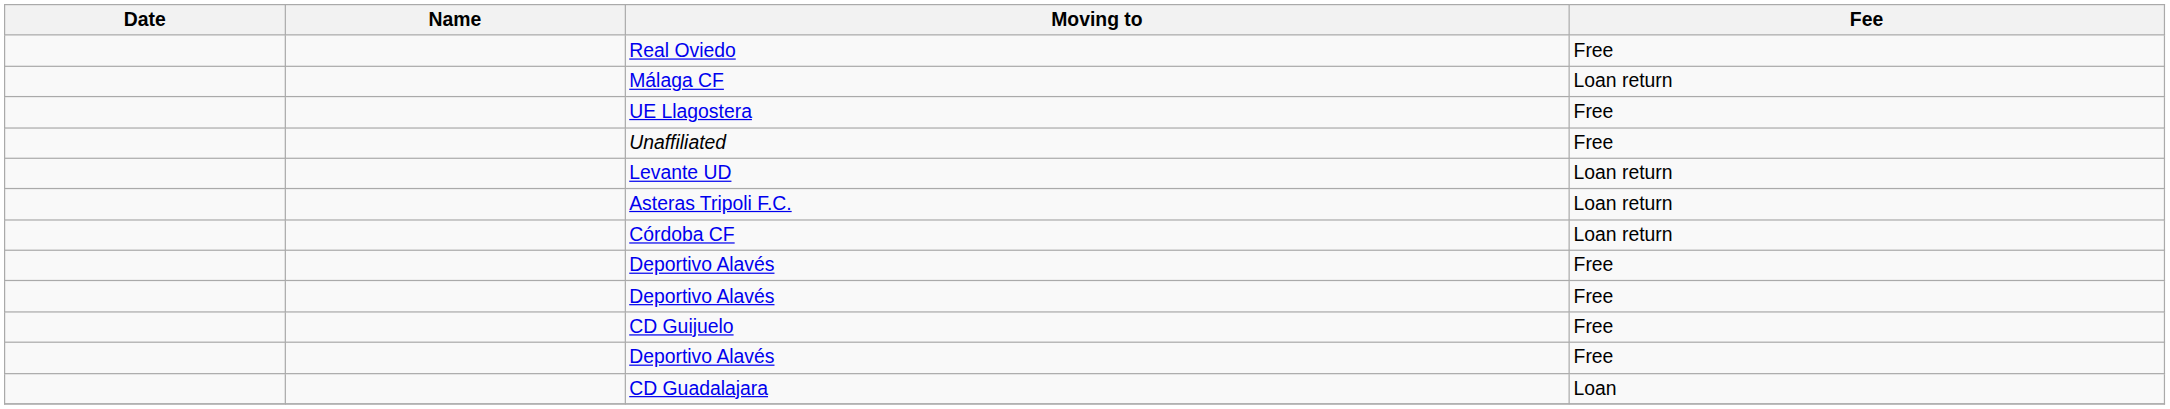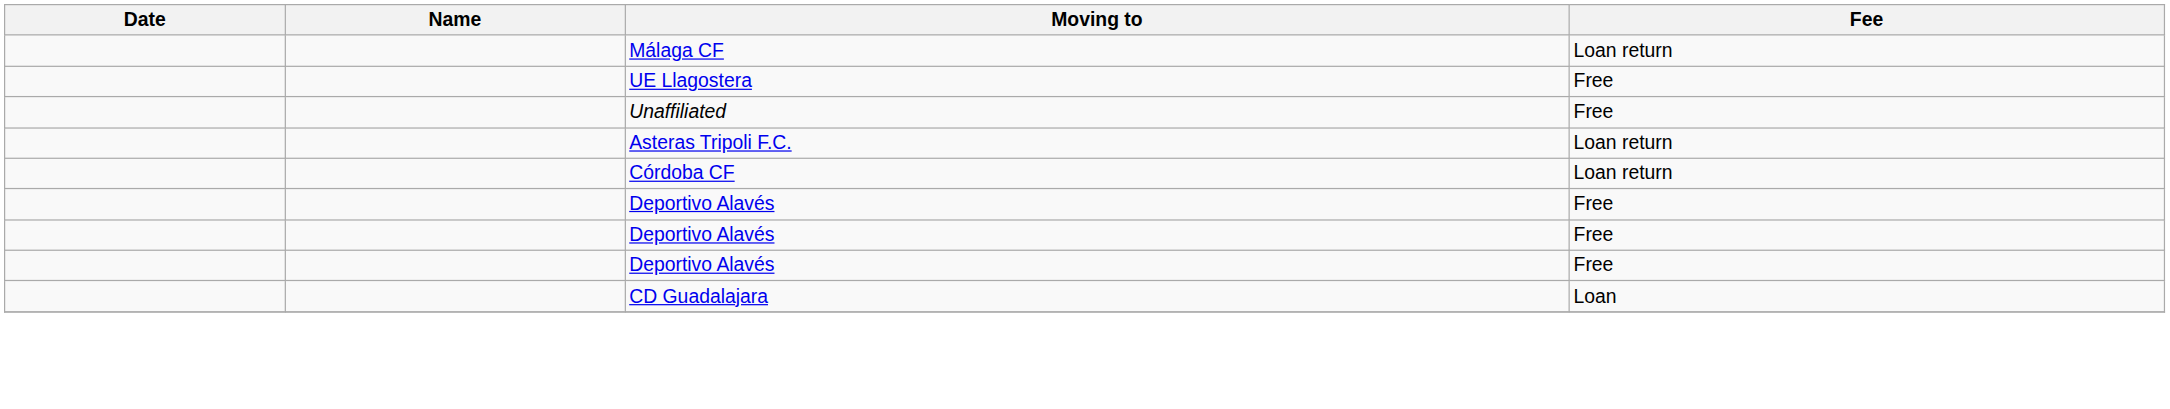- row: (682, 50)
- row: (680, 173)
- row: (681, 326)
